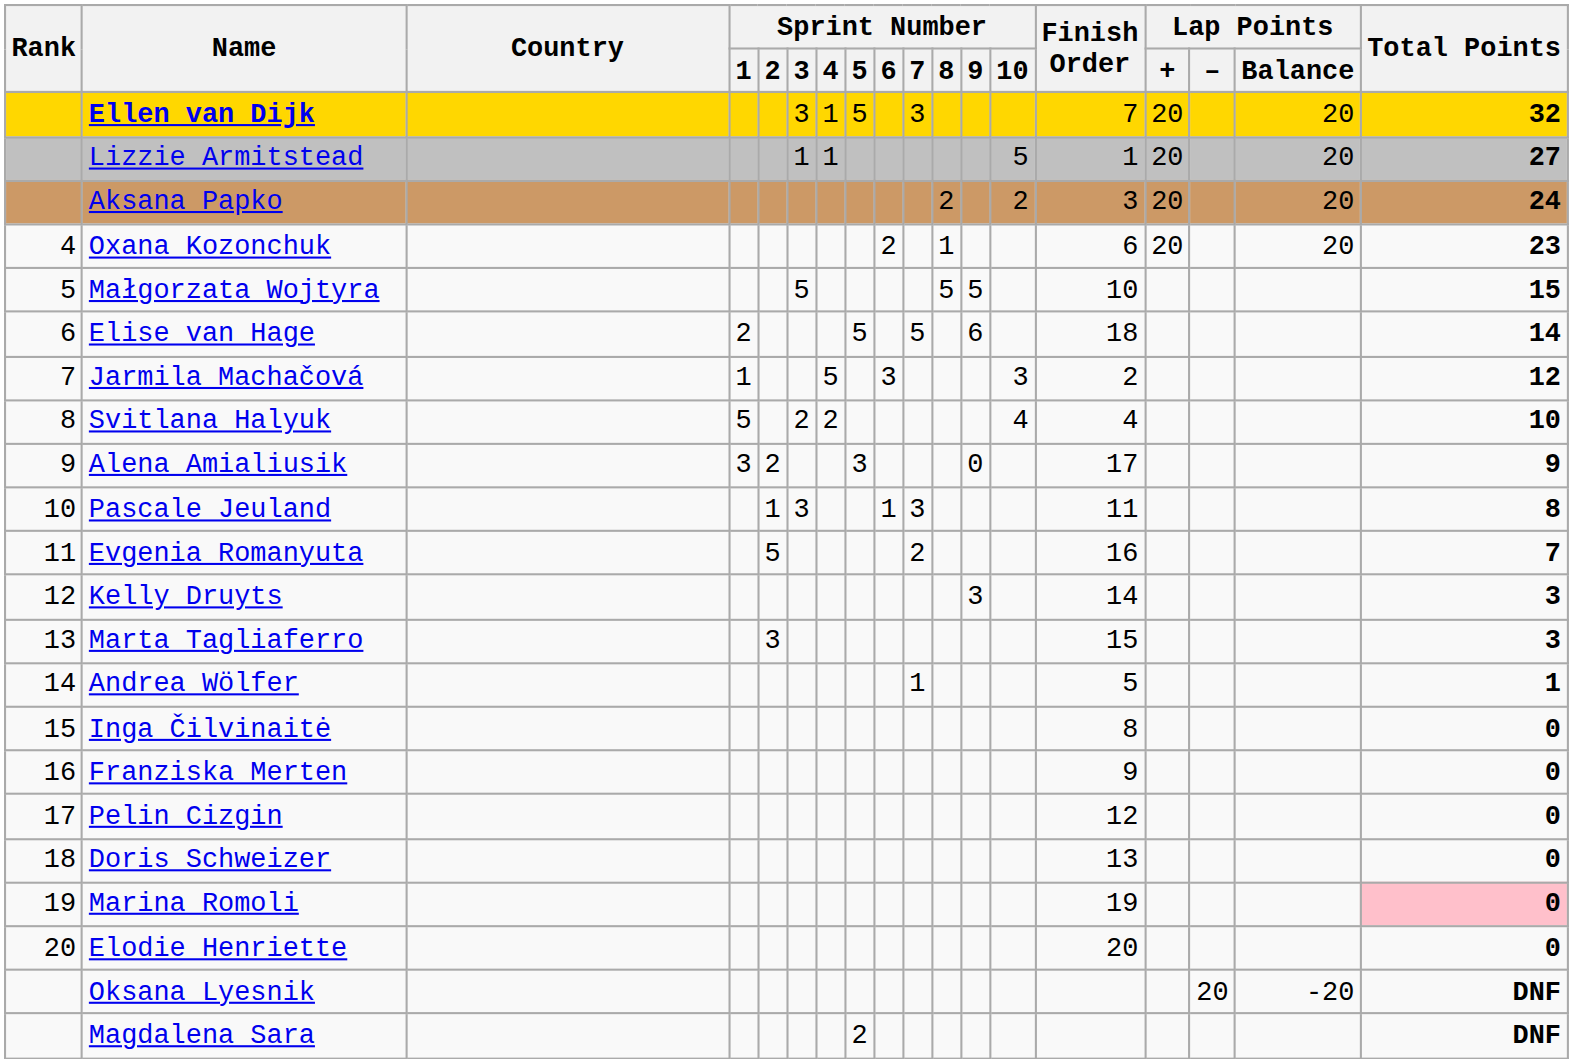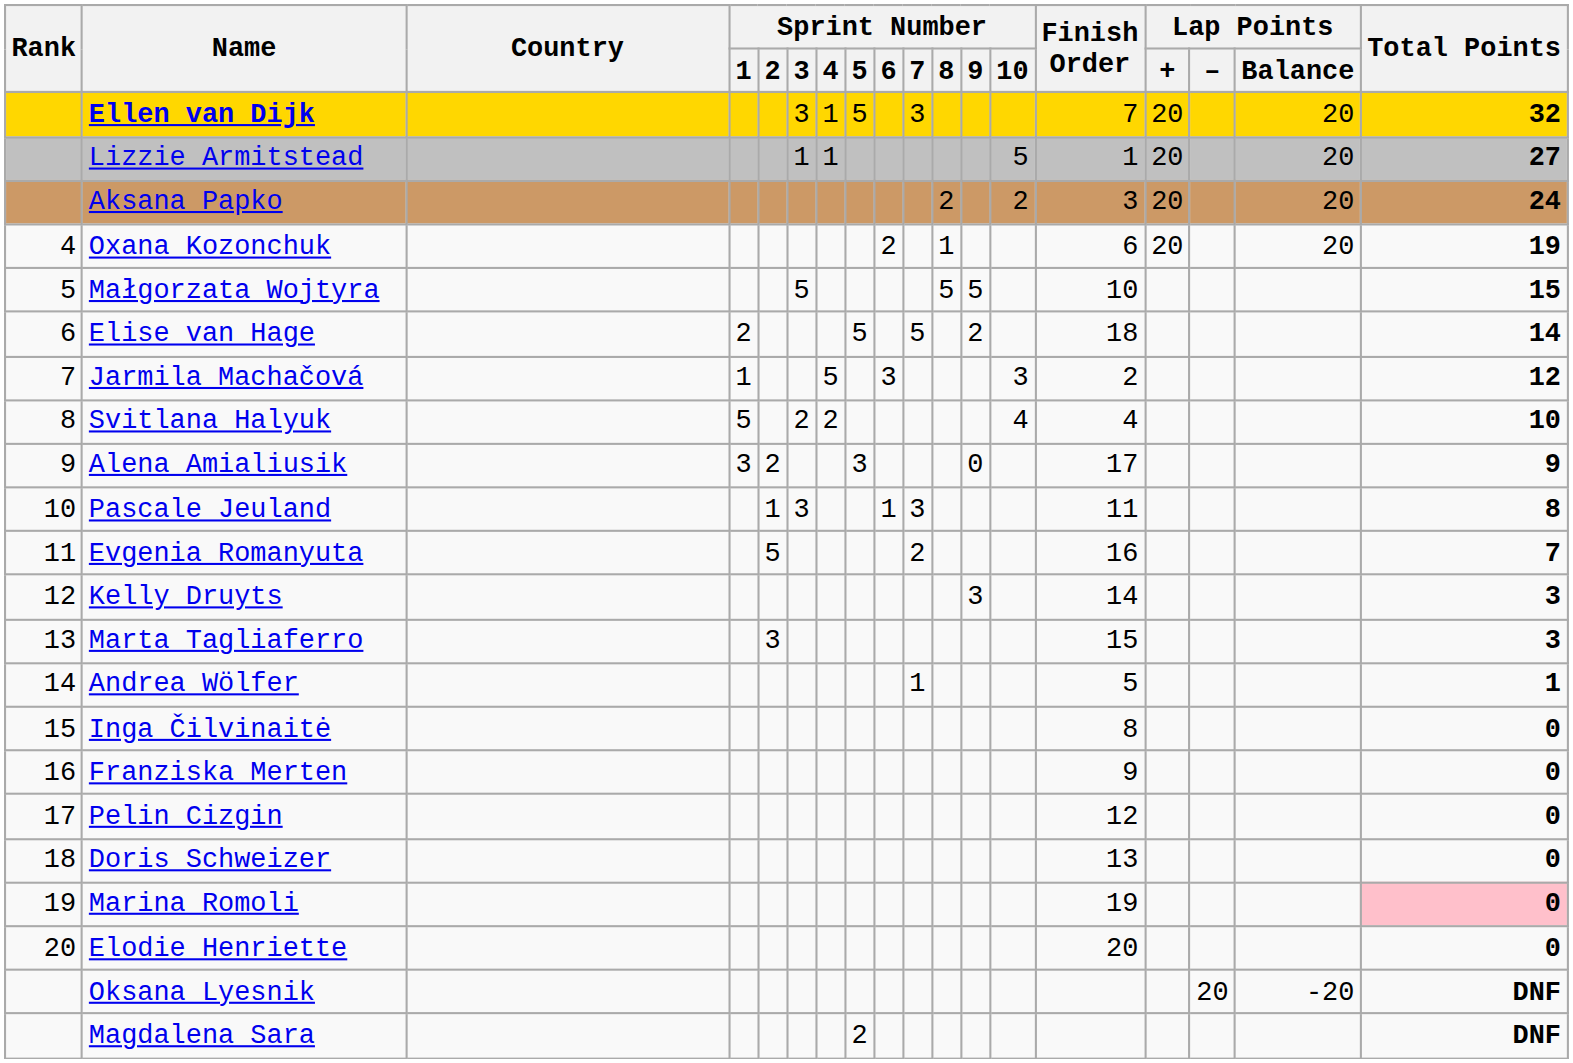(1545, 246) 23 -> (1545, 246) 19
(975, 334) 6 -> (975, 334) 2
